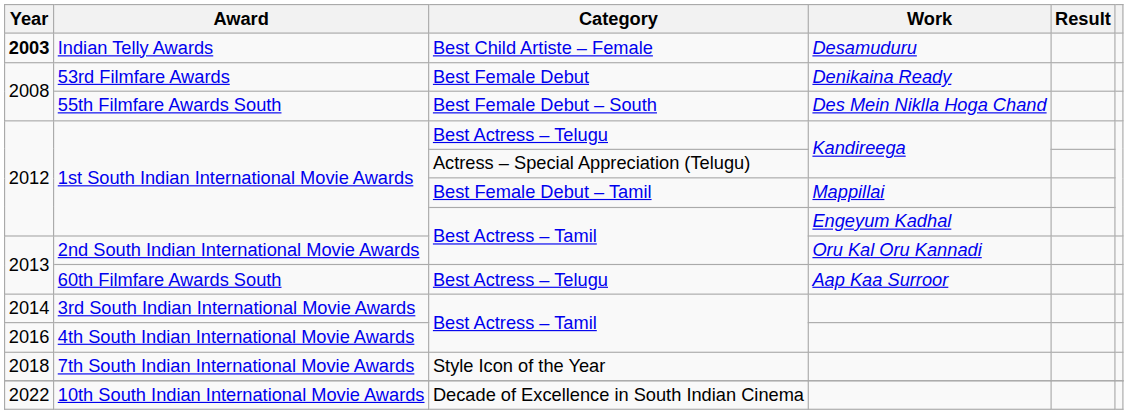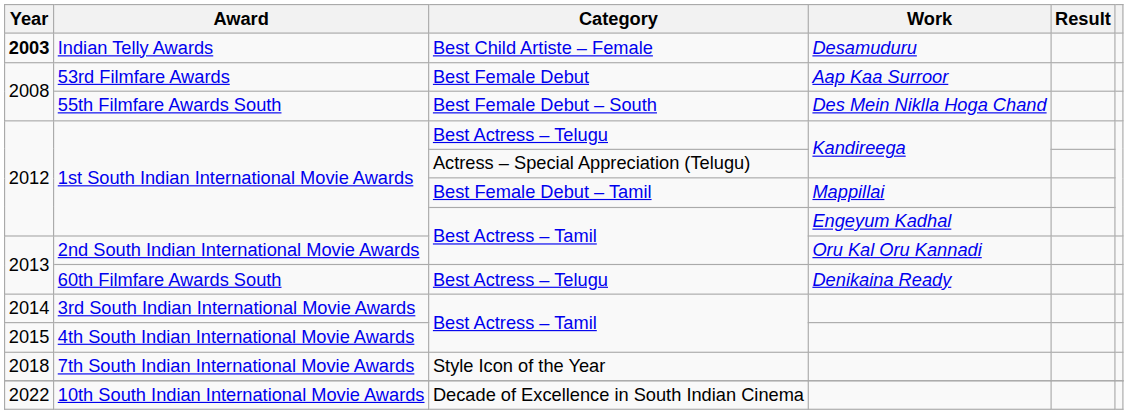(882, 76) Denikaina Ready -> (880, 76) Aap Kaa Surroor
(880, 279) Aap Kaa Surroor -> (882, 279) Denikaina Ready
(29, 337) 2016 -> (29, 337) 2015
